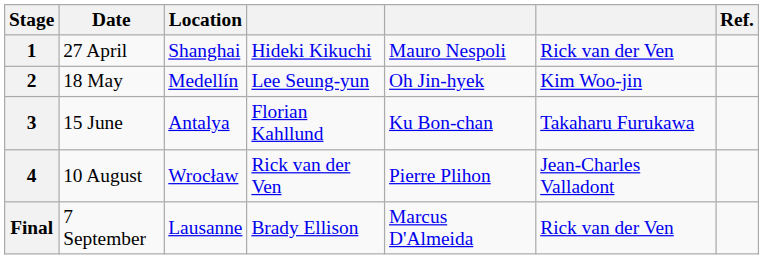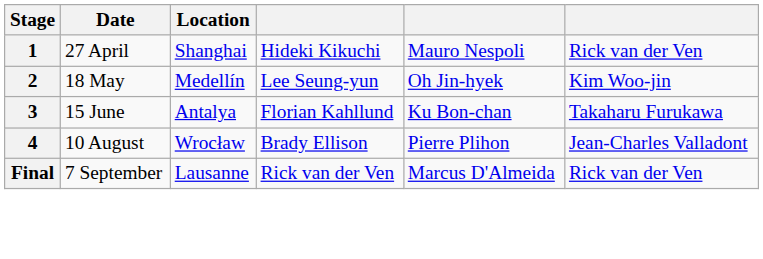- column: (737, 19)
(301, 175) Rick van der Ven -> (314, 142) Brady Ellison
(305, 227) Brady Ellison -> (327, 173) Rick van der Ven
